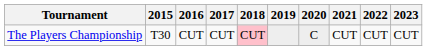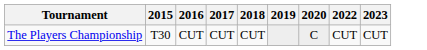- column: (345, 14)
(253, 35) pink background -> (253, 35) no background
